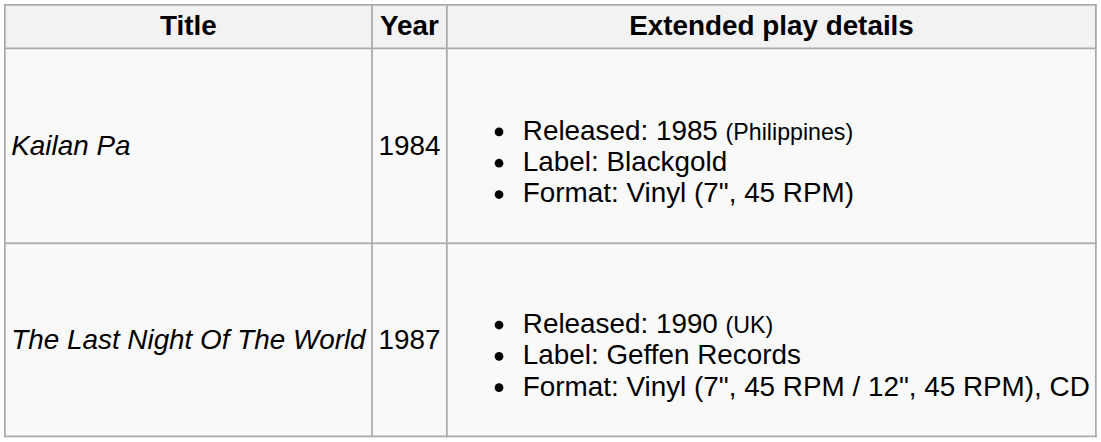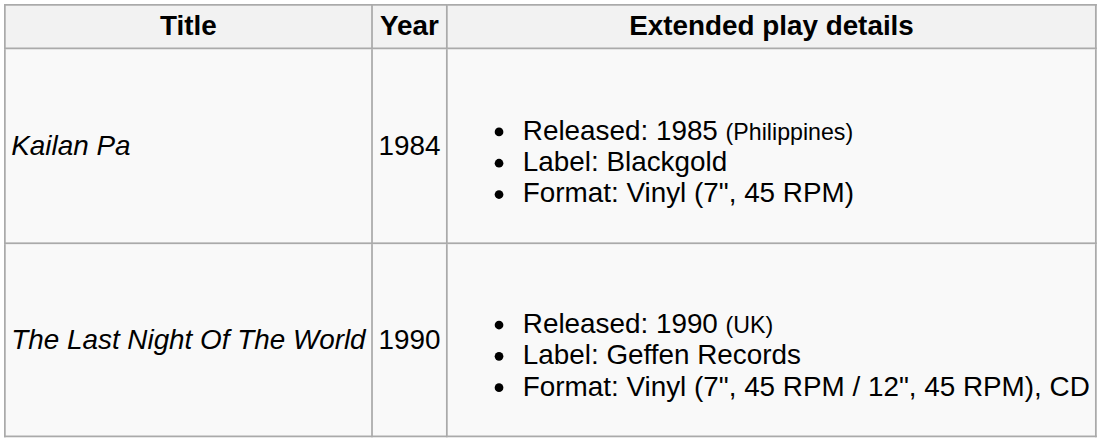(409, 339) 1987 -> (409, 339) 1990
